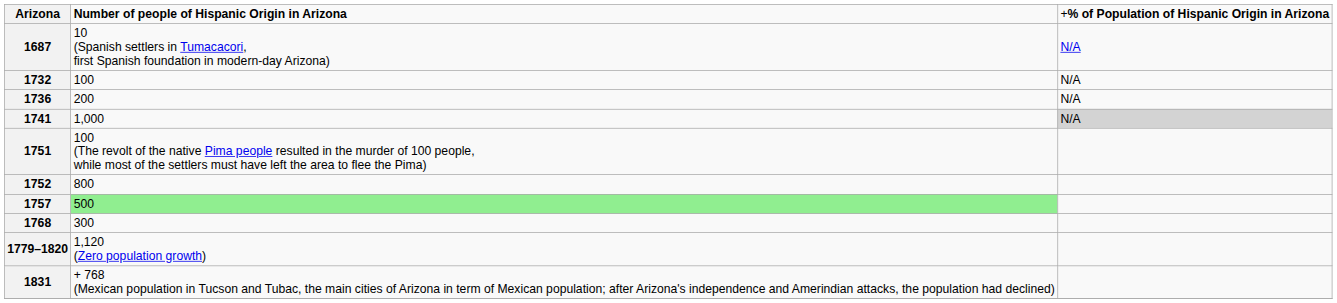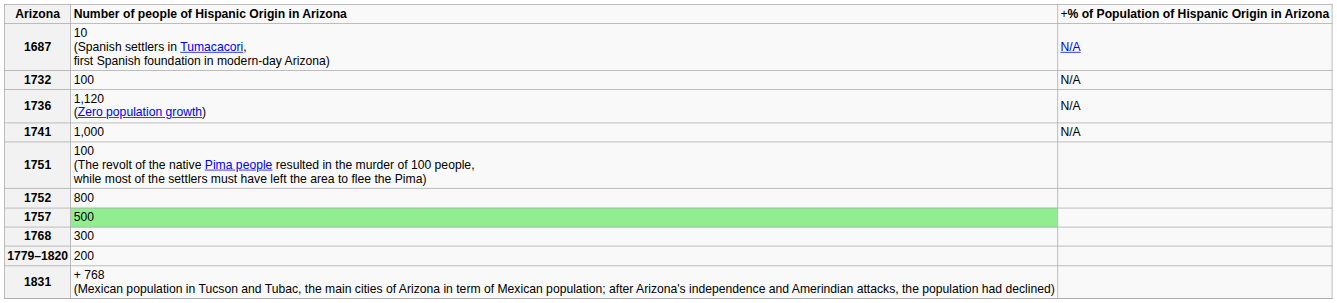(84, 99) 200 -> (140, 106) 1,120 (Zero population growth)
(1071, 118) lightgrey background -> (1071, 132) no background
(140, 249) 1,120 (Zero population growth) -> (84, 256) 200
